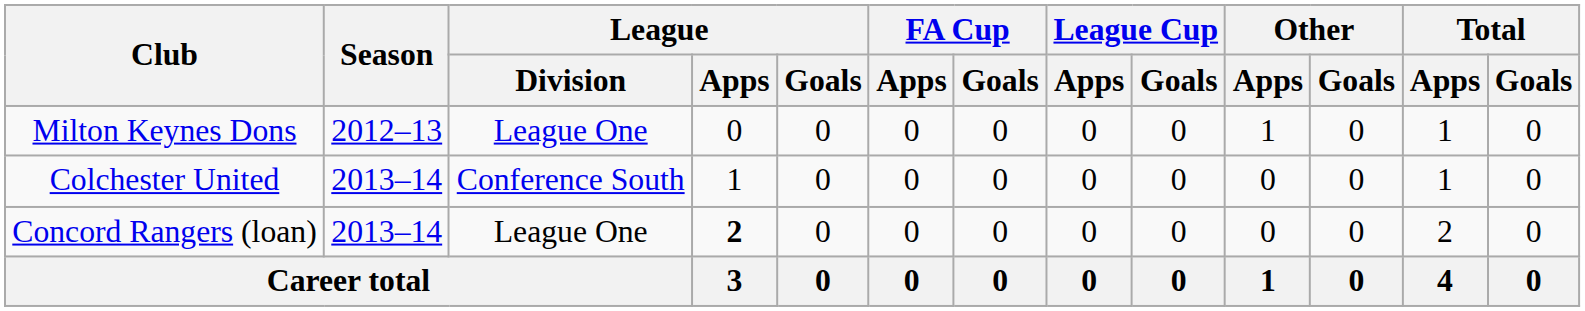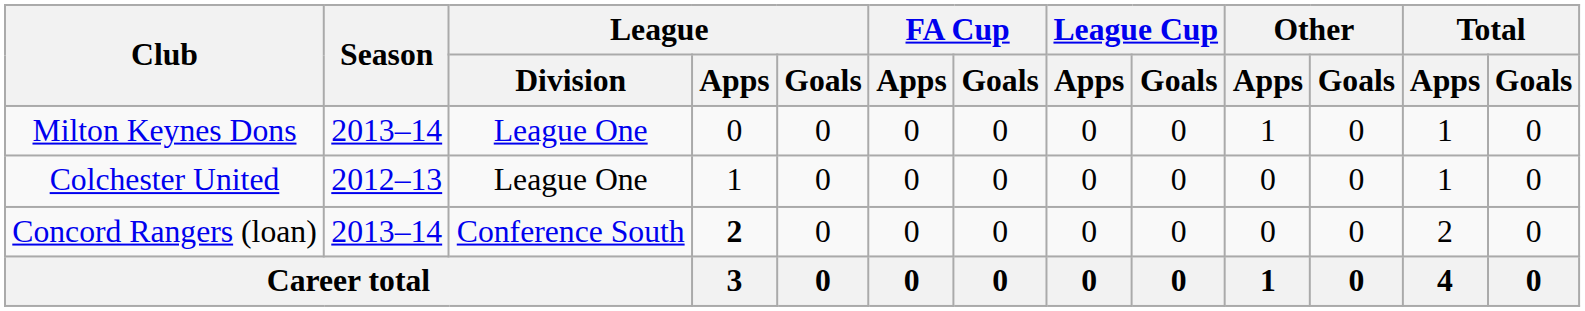(387, 130) 2012–13 -> (387, 130) 2013–14
(387, 180) 2013–14 -> (387, 180) 2012–13
(571, 180) Conference South -> (571, 180) League One
(571, 230) League One -> (571, 230) Conference South
